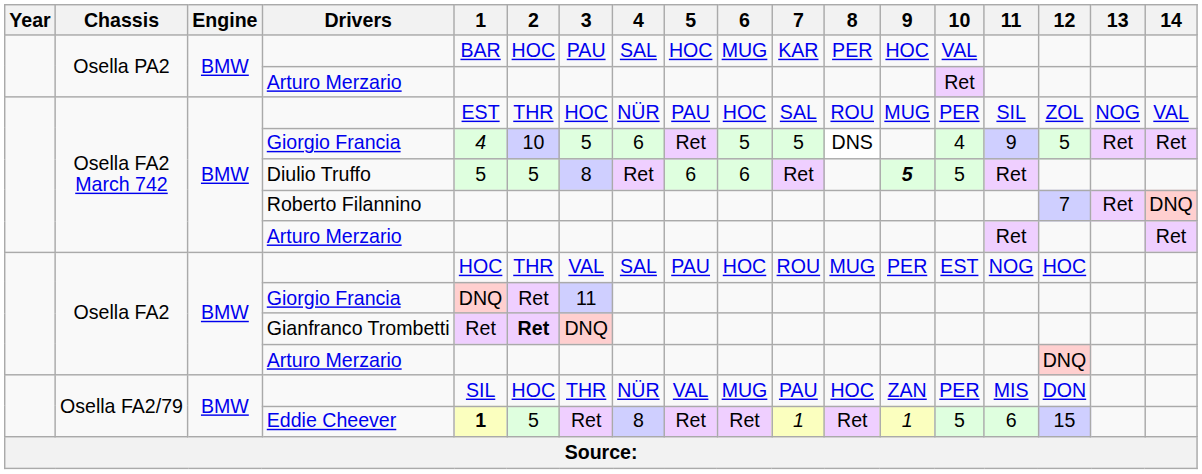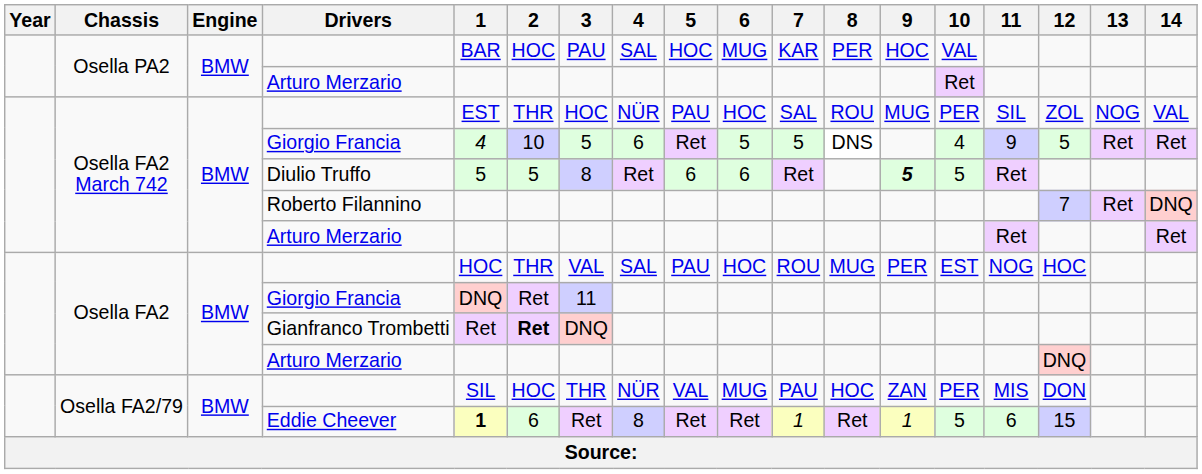(533, 421) 5 -> (533, 421) 6
